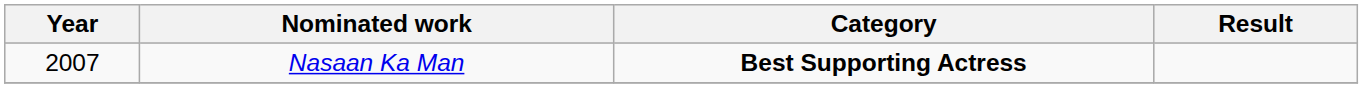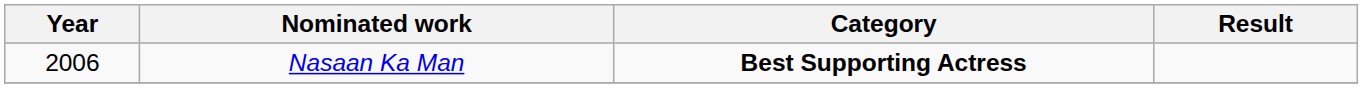(72, 62) 2007 -> (72, 62) 2006
